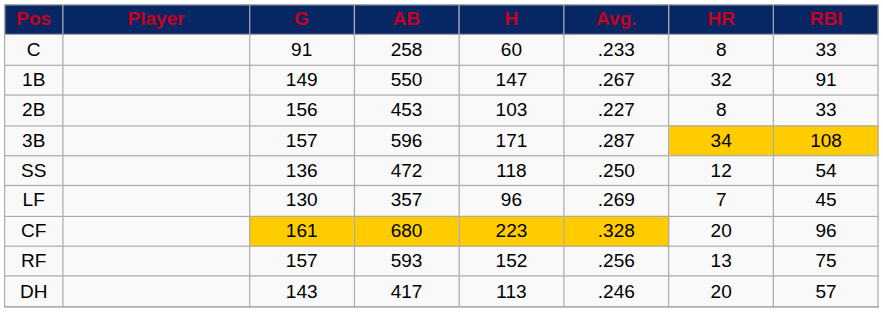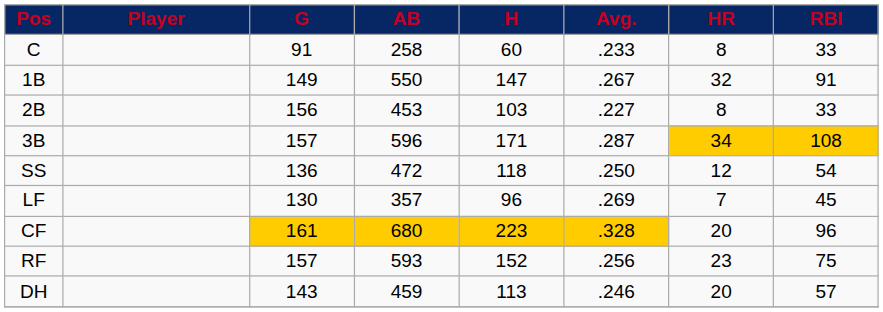(721, 261) 13 -> (721, 261) 23
(407, 291) 417 -> (407, 291) 459
